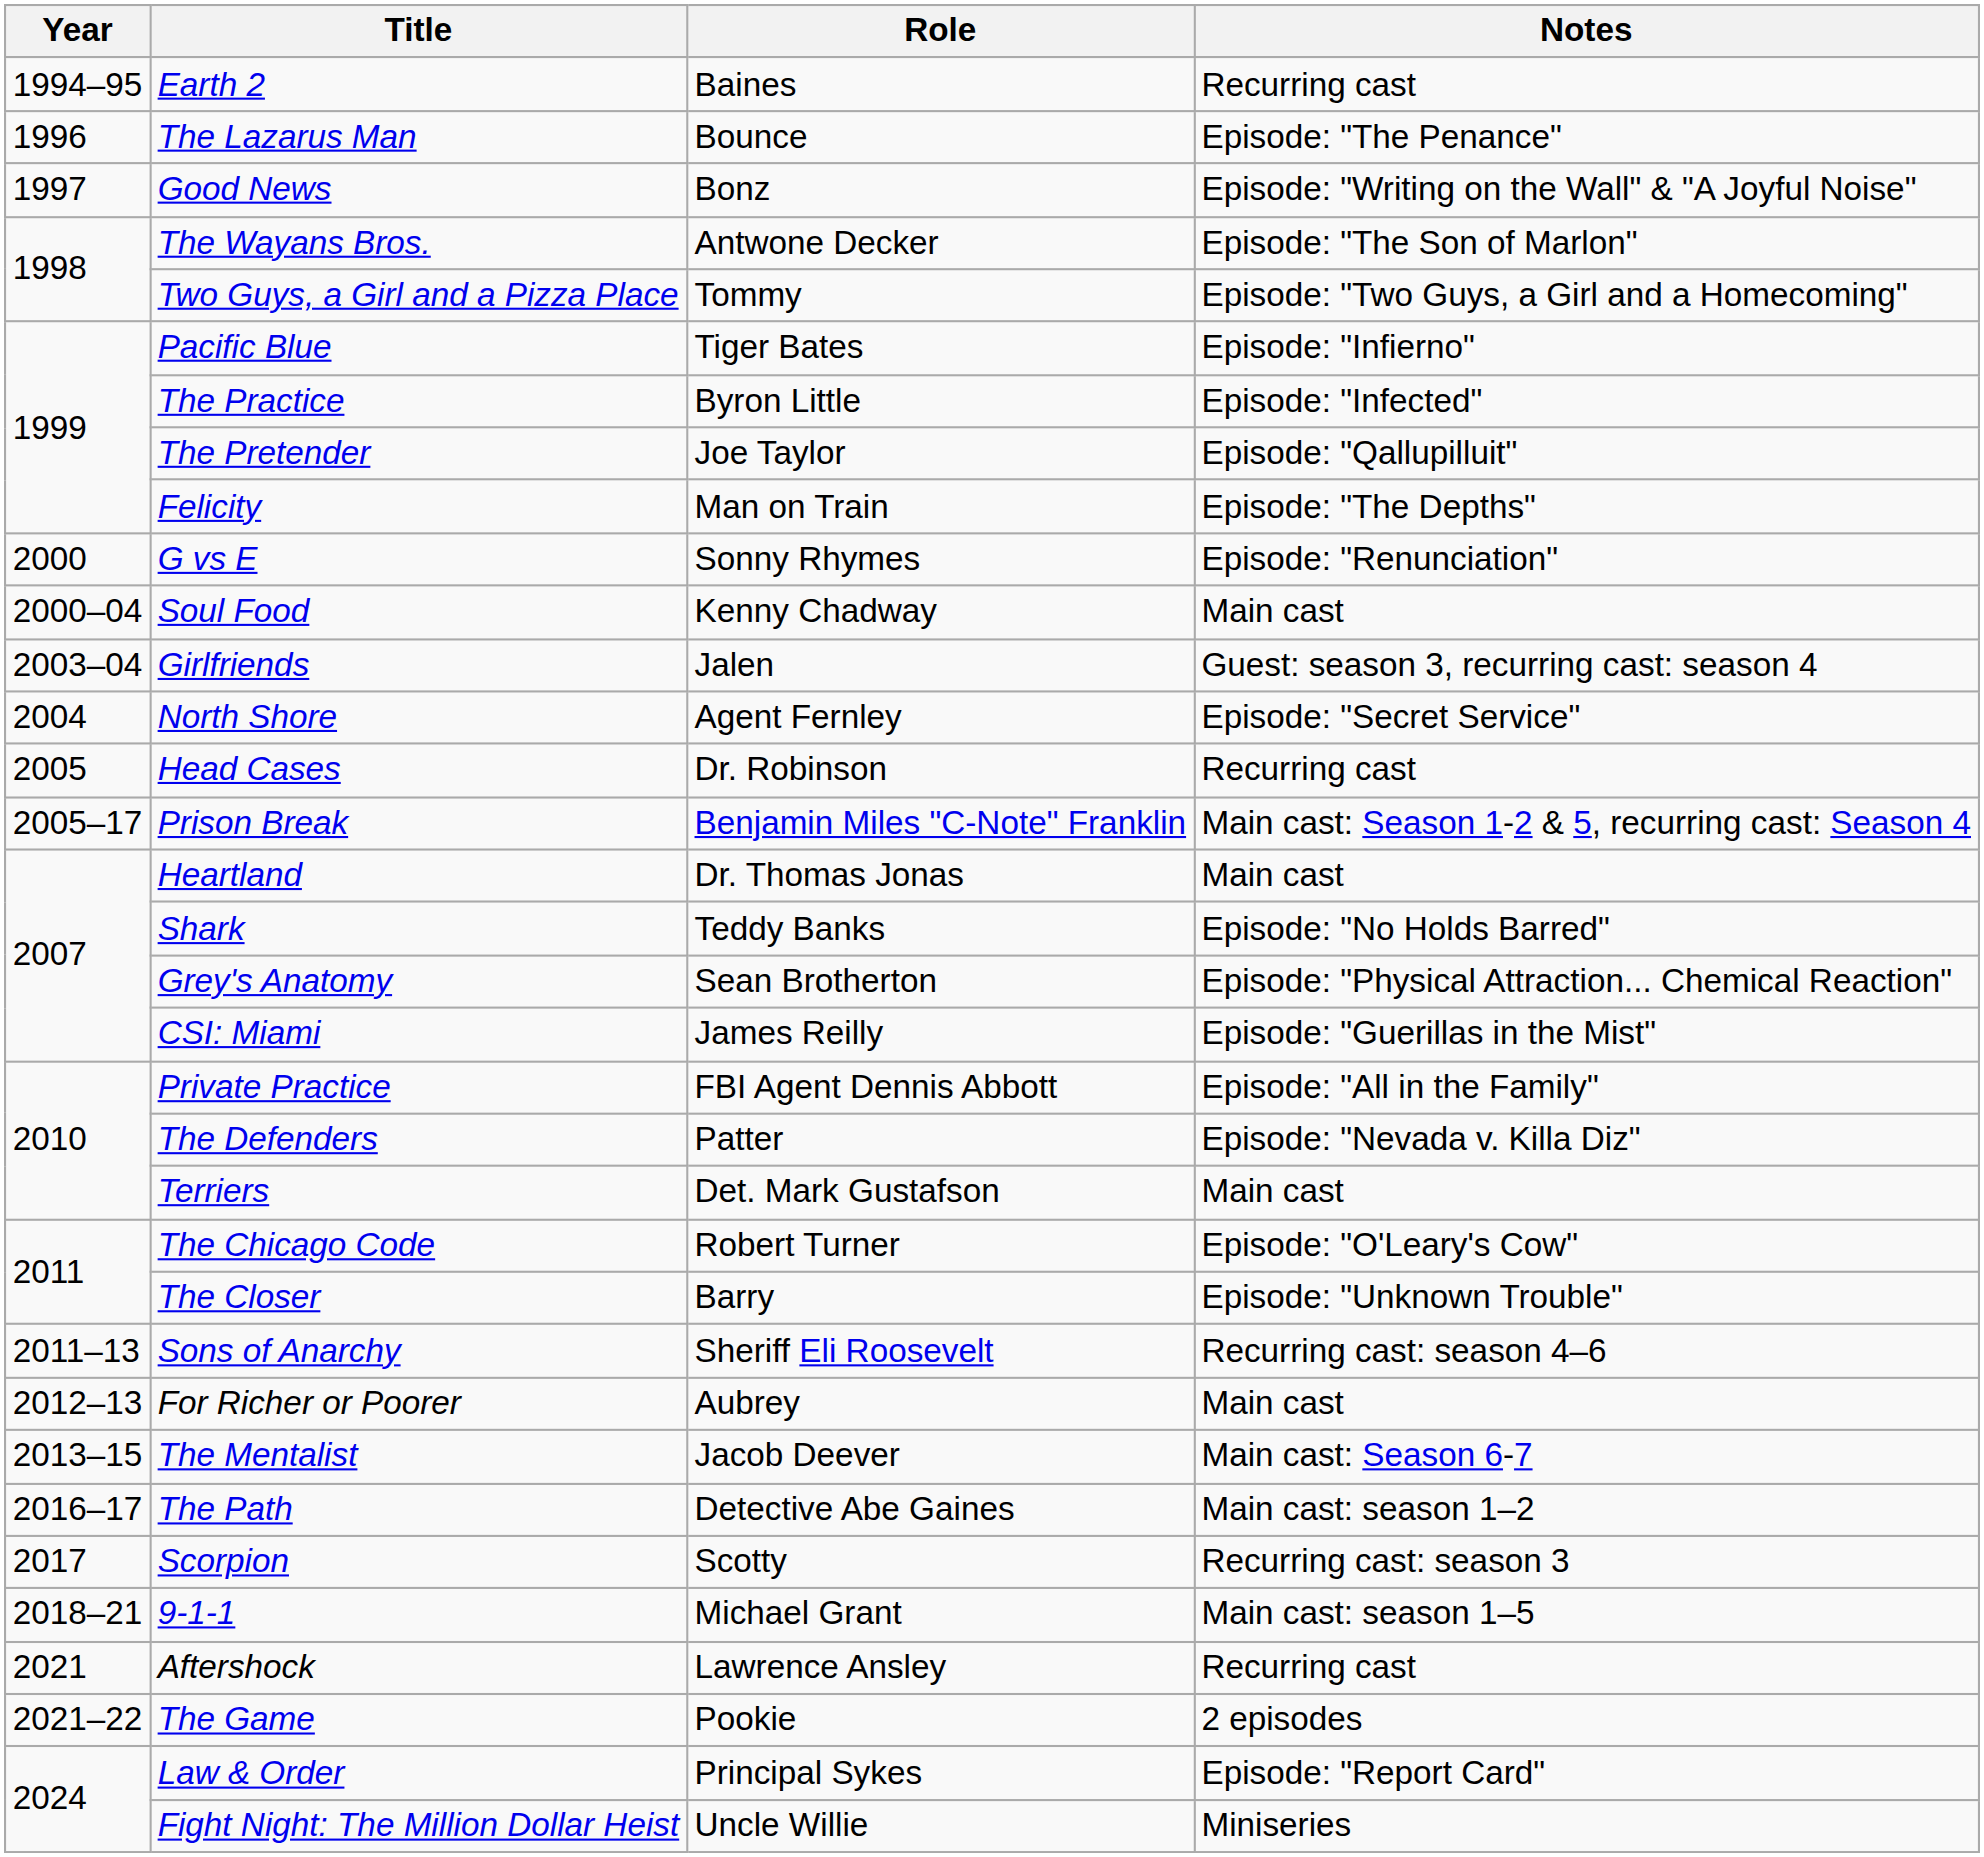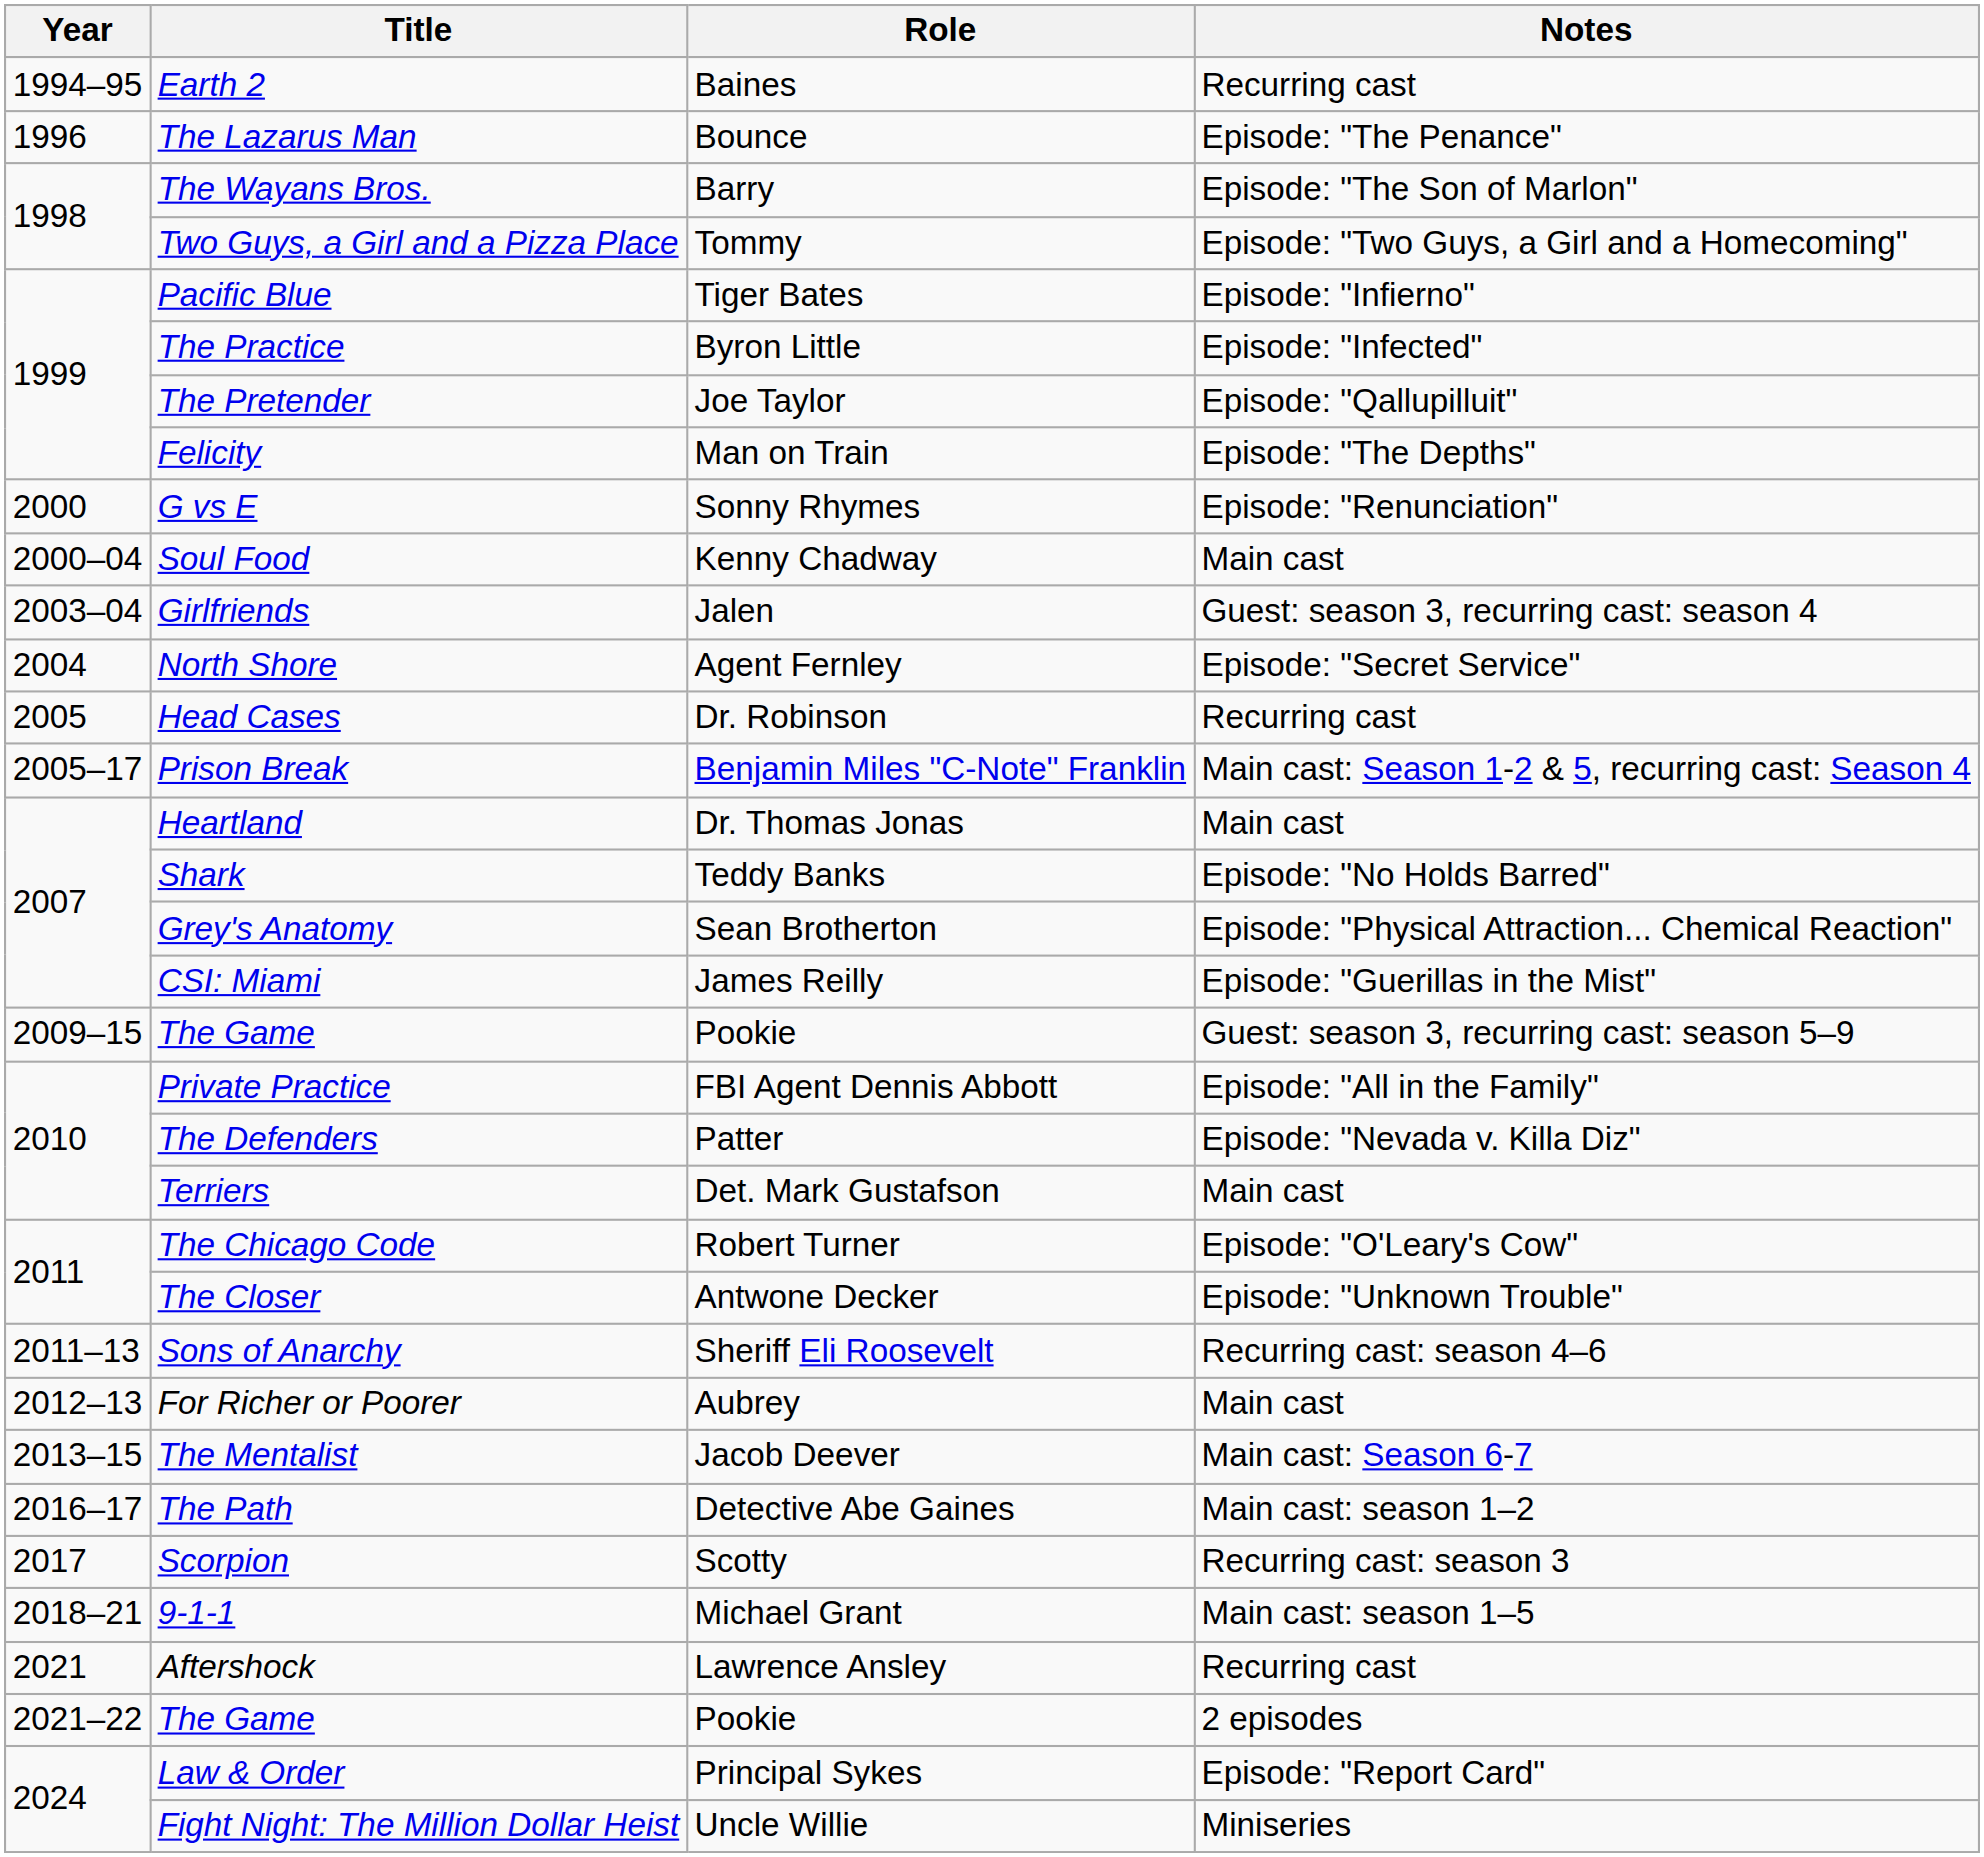- row: (245, 189)
(817, 242) Antwone Decker -> (734, 189) Barry
+ row: (236, 1033)
(734, 1297) Barry -> (817, 1297) Antwone Decker
